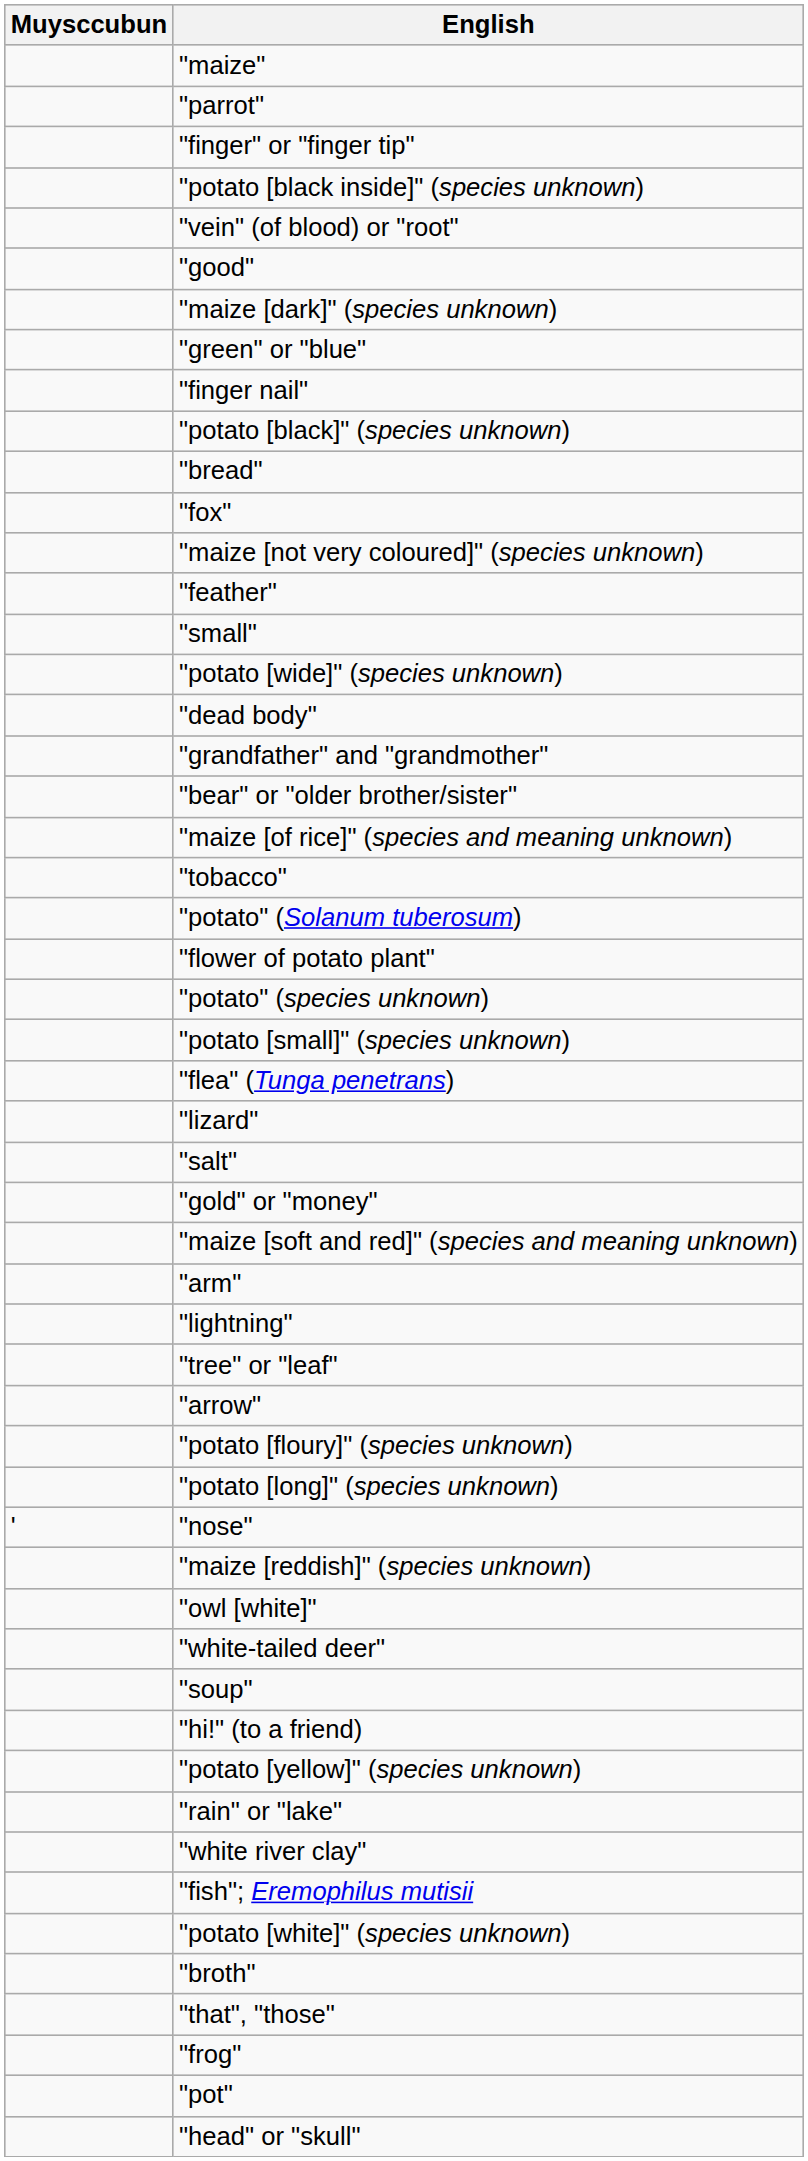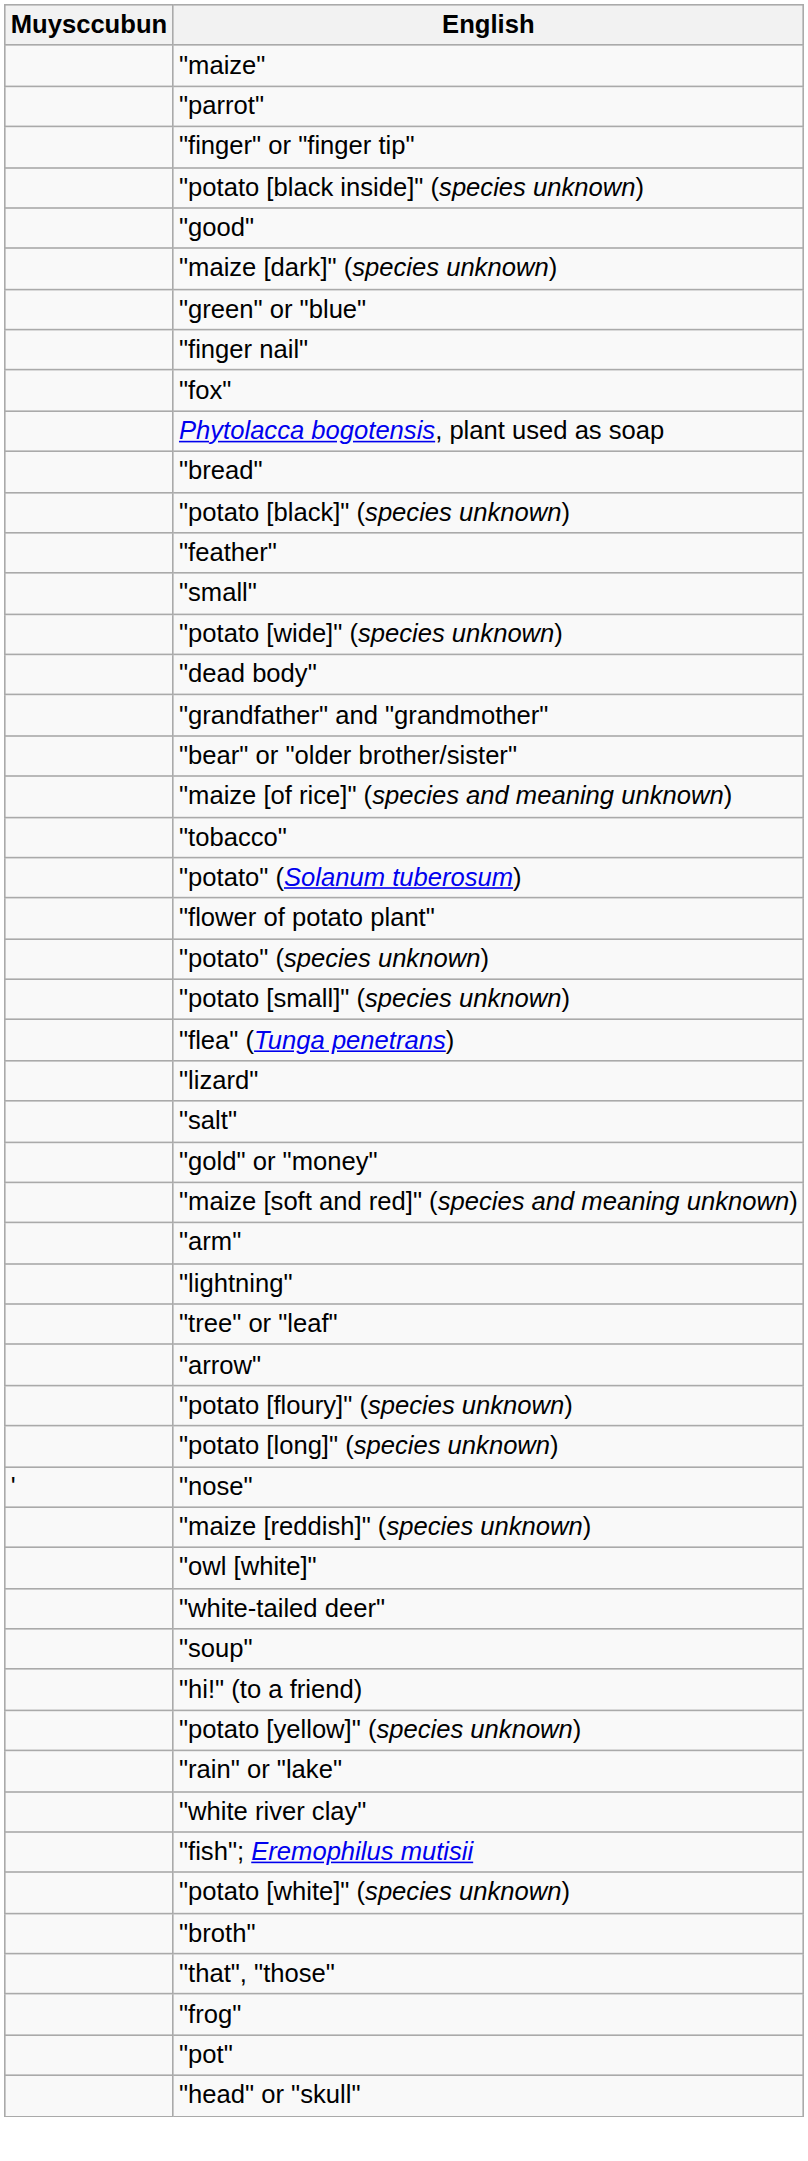- row: (319, 227)
rows swapped: (205, 512) <-> (374, 430)
+ row: (422, 430)
- row: (441, 552)
